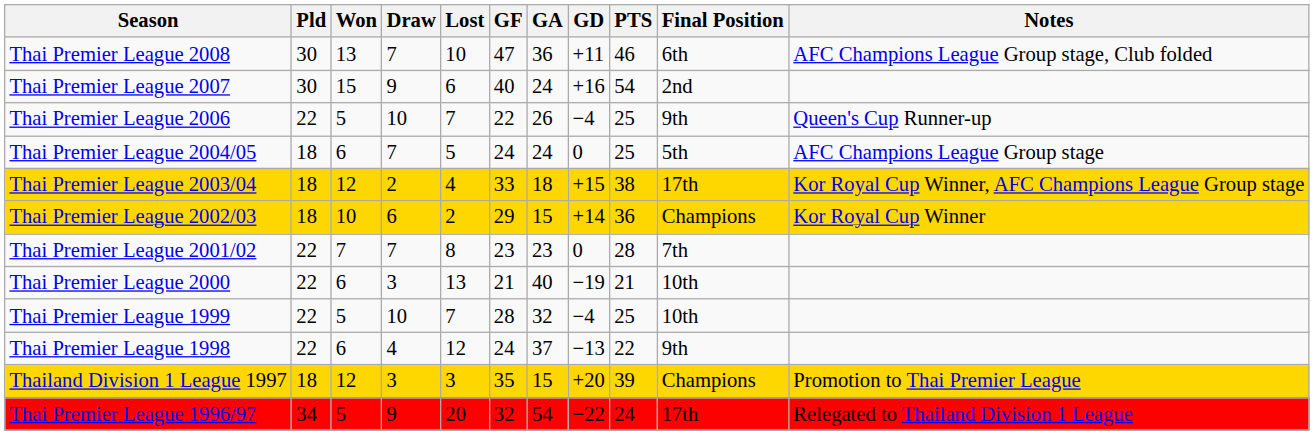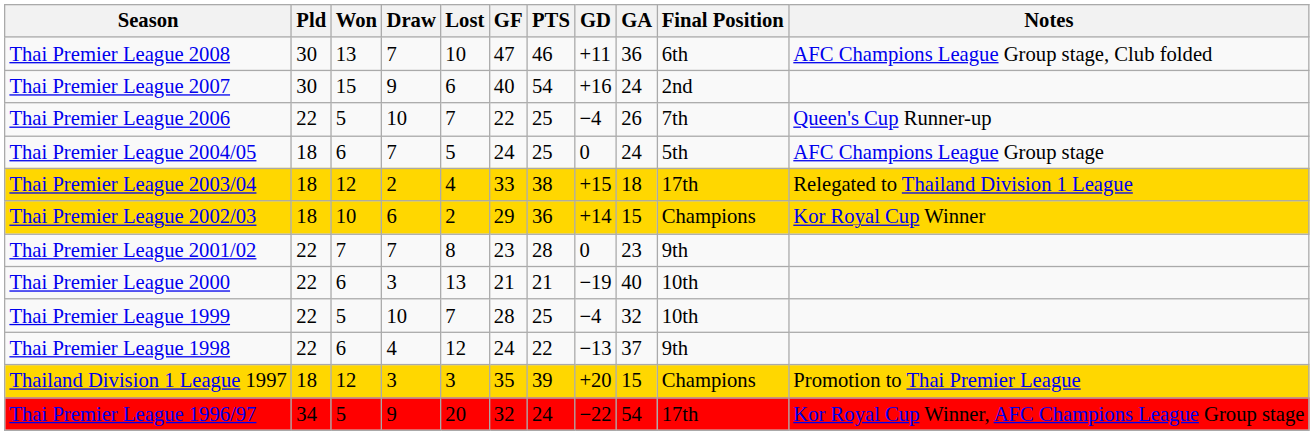columns swapped: (547, 20) <-> (633, 20)
(675, 119) 9th -> (675, 119) 7th
(1049, 184) Kor Royal Cup Winner, AFC Champions League Group stage -> (963, 184) Relegated to Thailand Division 1 League
(675, 250) 7th -> (675, 250) 9th
(963, 413) Relegated to Thailand Division 1 League -> (1049, 413) Kor Royal Cup Winner, AFC Champions League Group stage
